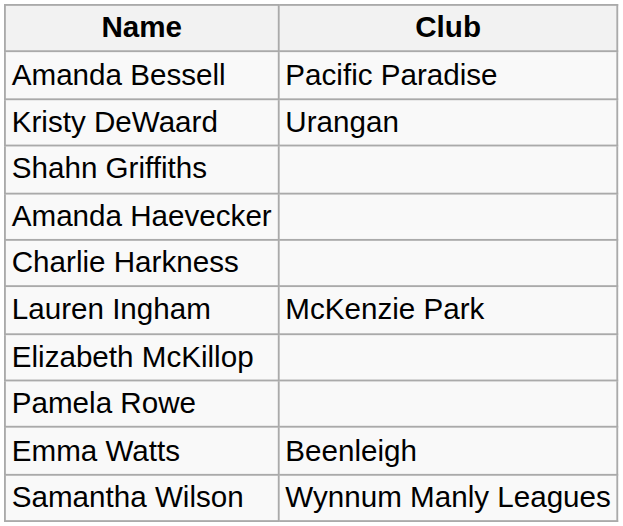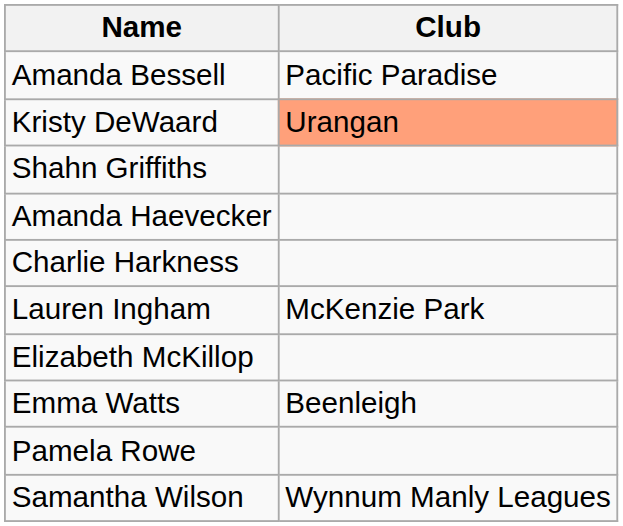(342, 121) no background -> (342, 121) lightsalmon background
rows swapped: (104, 403) <-> (96, 450)
